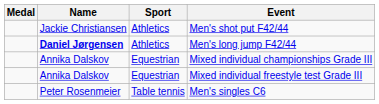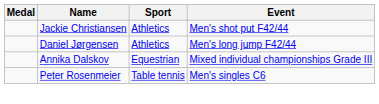(82, 44) bold -> (79, 44) normal
- row: (276, 76)
